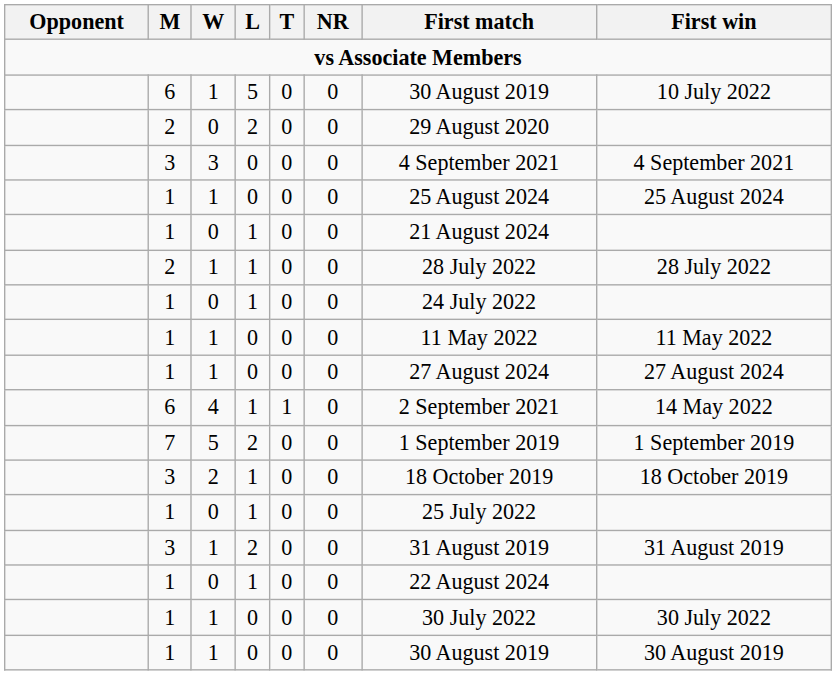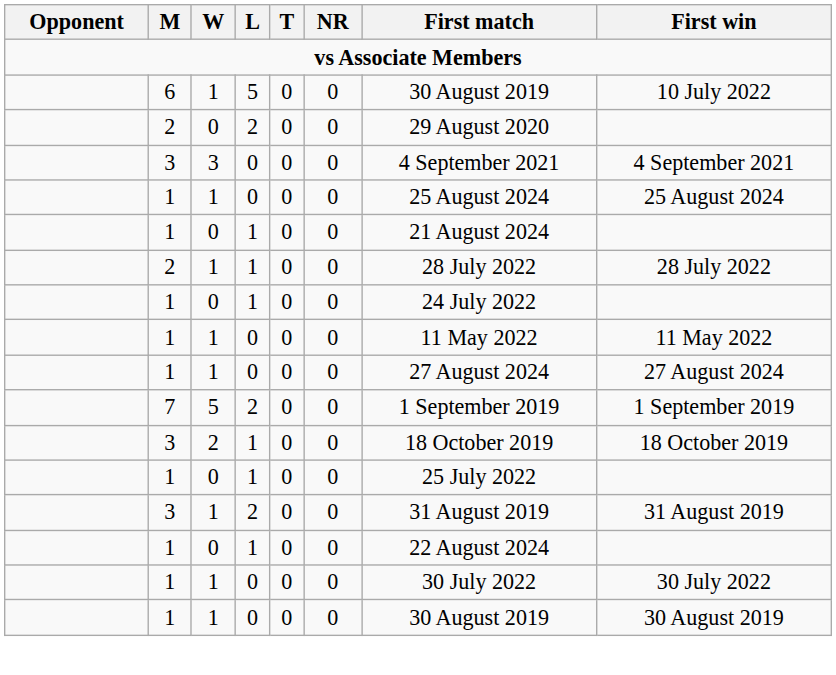- row: (170, 407)
